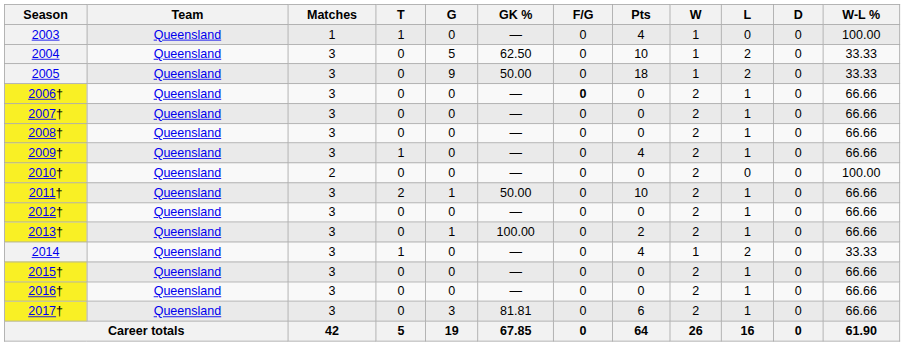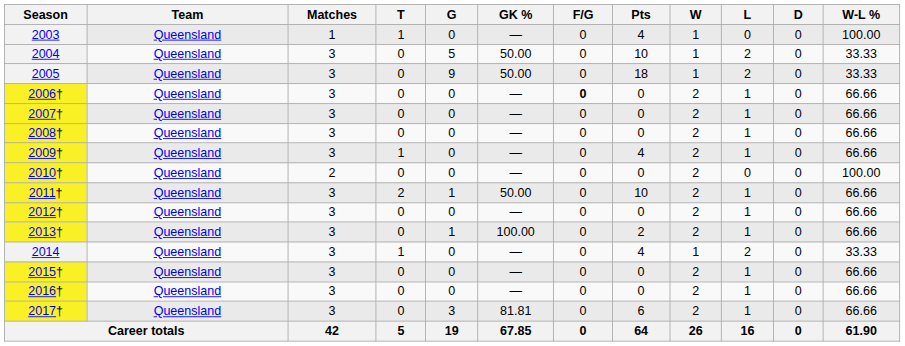(516, 54) 62.50 -> (516, 54) 50.00
